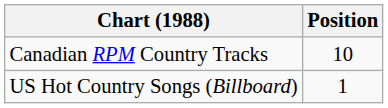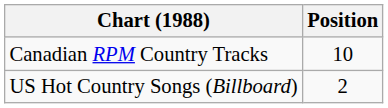(343, 86) 1 -> (343, 86) 2
